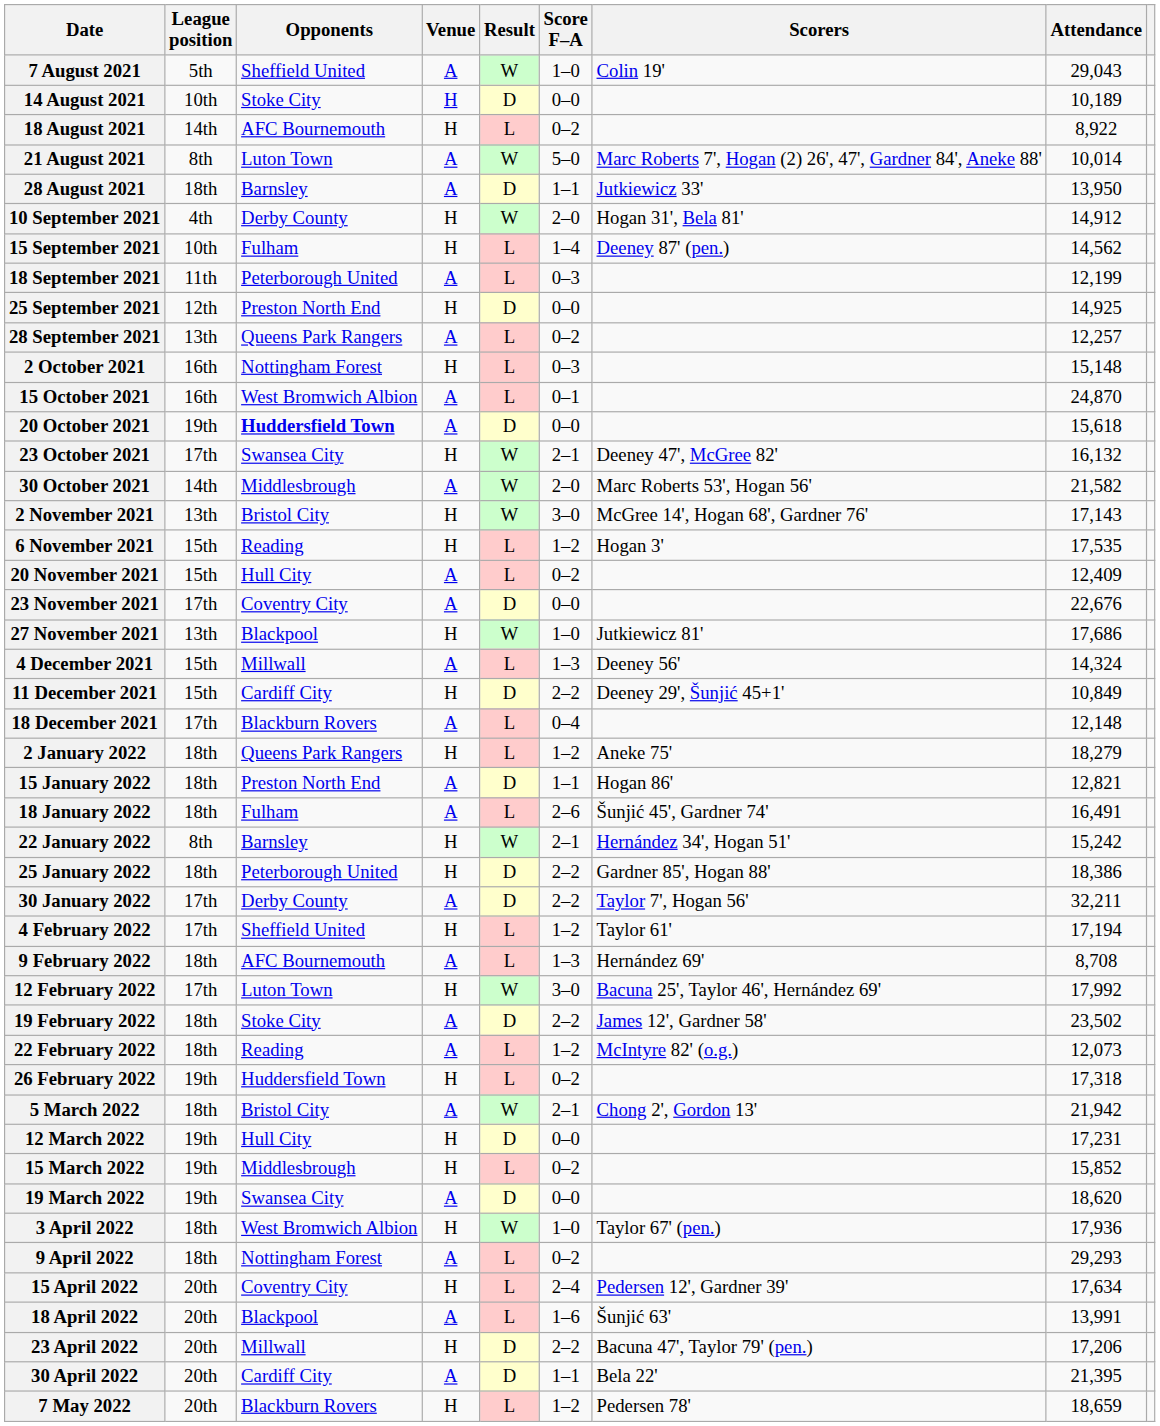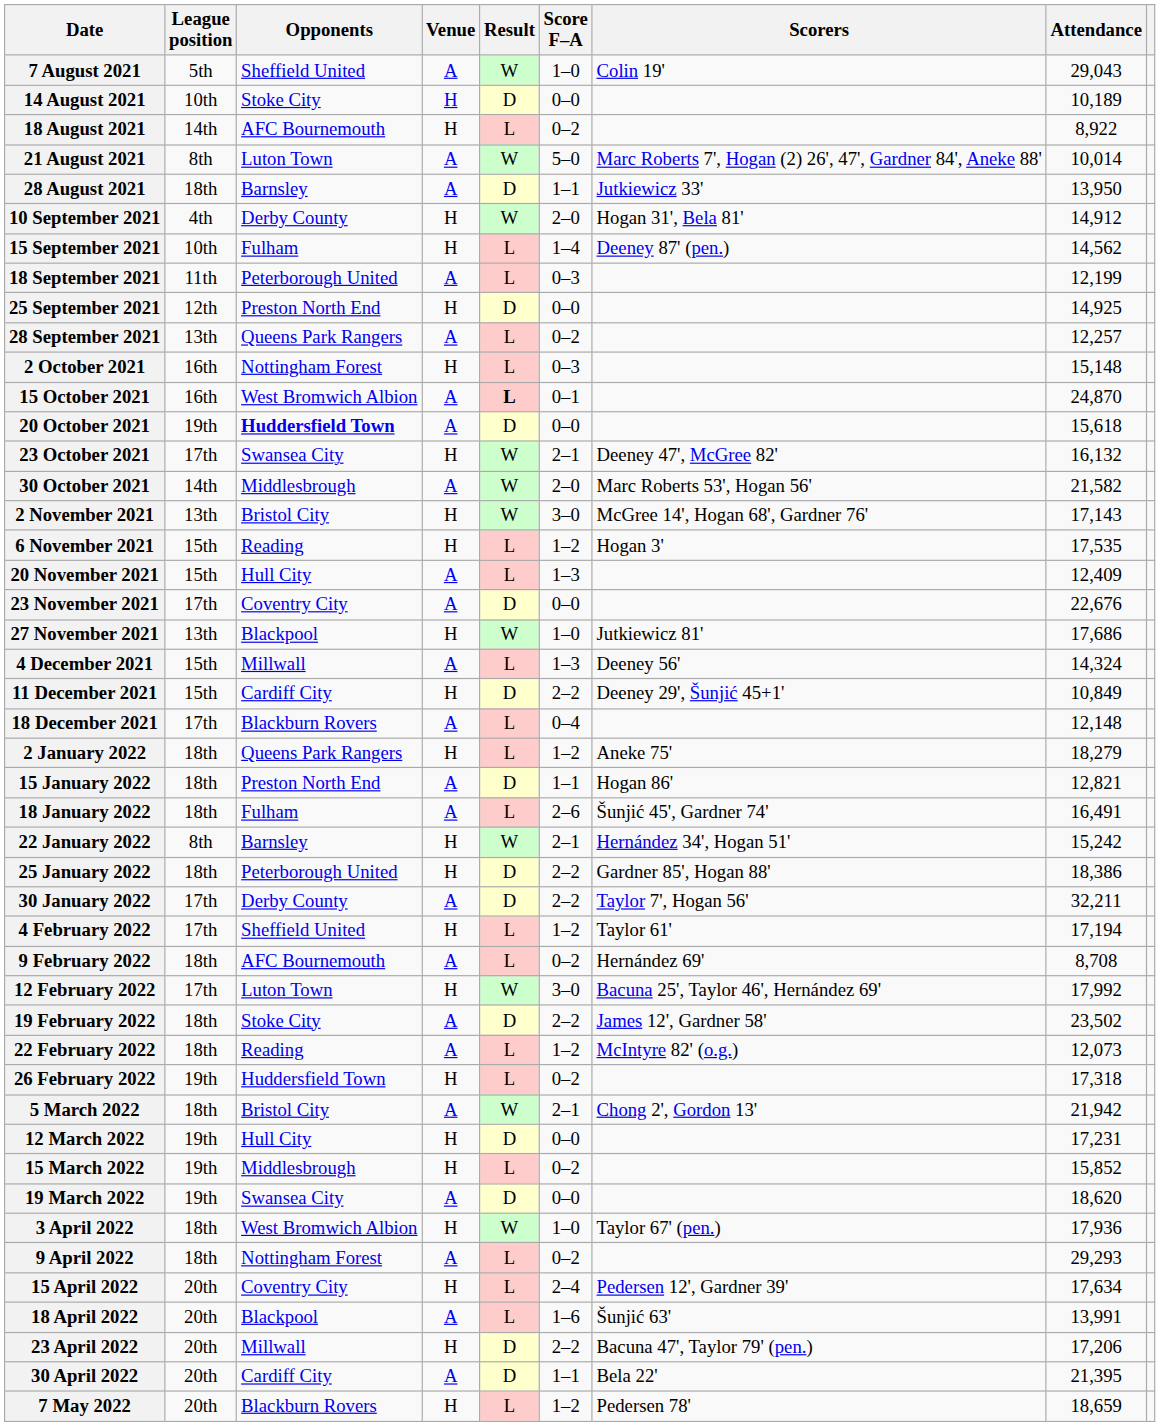(509, 396) normal -> (509, 396) bold
(566, 574) 0–2 -> (566, 574) 1–3
(566, 960) 1–3 -> (566, 960) 0–2
